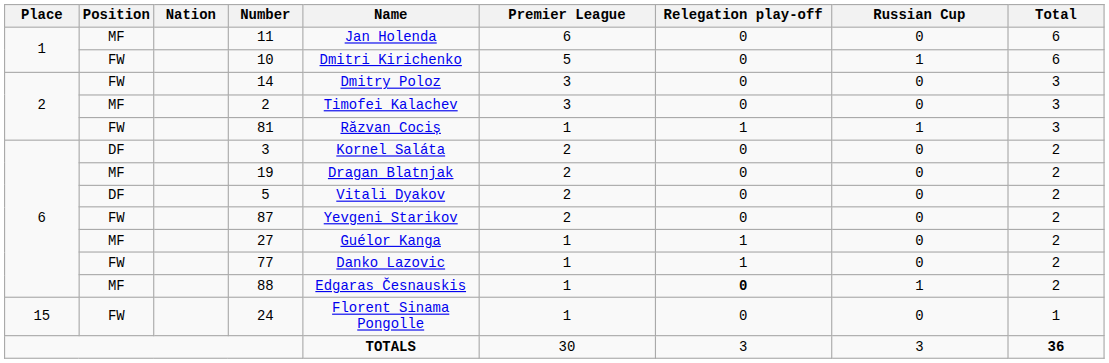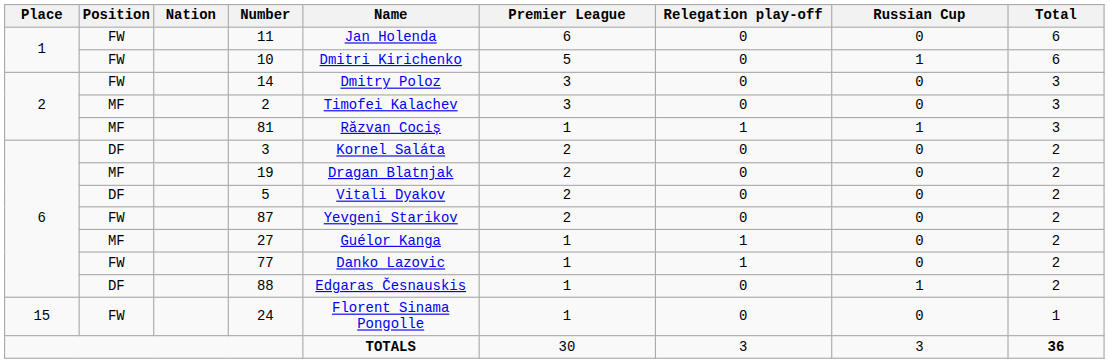(116, 39) MF -> (116, 39) FW
(116, 129) FW -> (116, 129) MF
(116, 287) MF -> (116, 287) DF
(743, 287) bold -> (743, 287) normal
